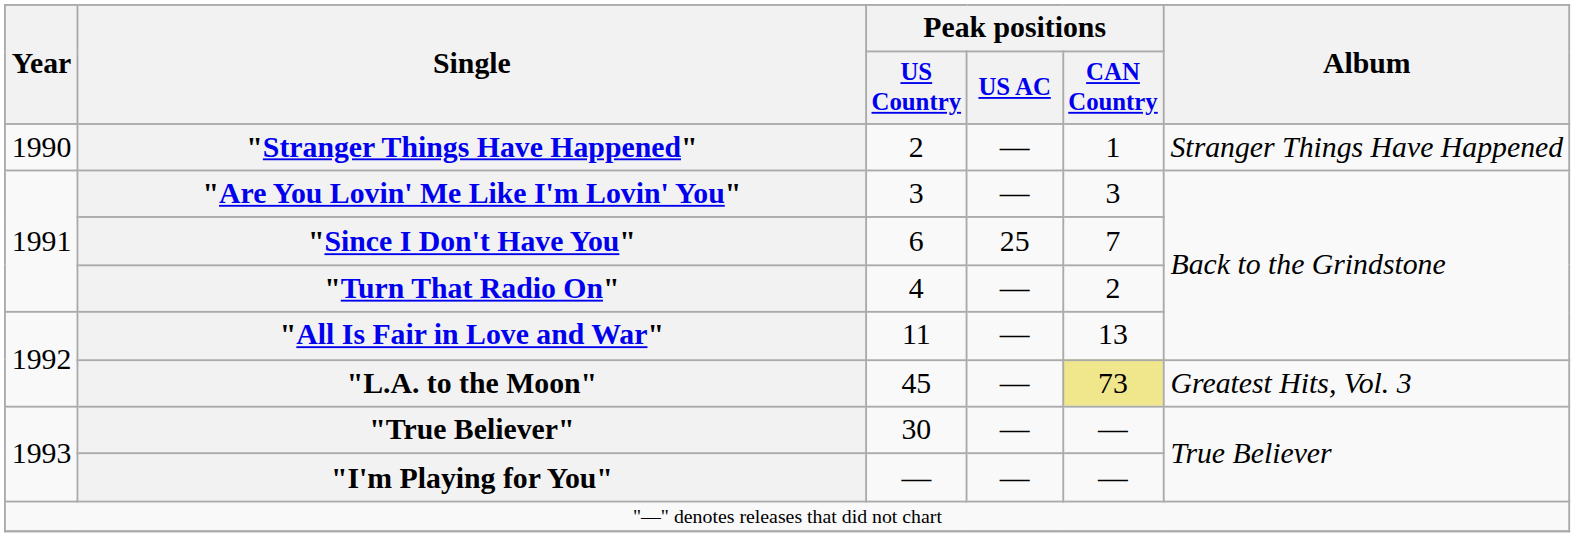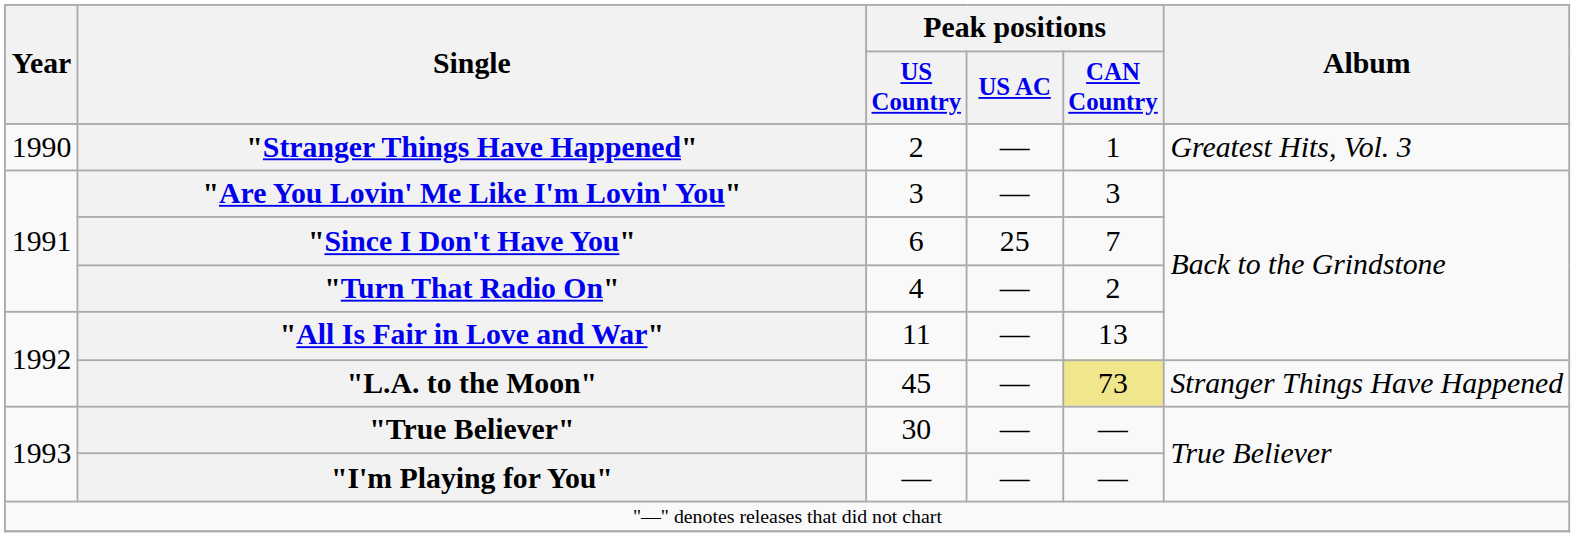(1367, 146) Stranger Things Have Happened -> (1291, 146) Greatest Hits, Vol. 3
(1291, 382) Greatest Hits, Vol. 3 -> (1367, 382) Stranger Things Have Happened
